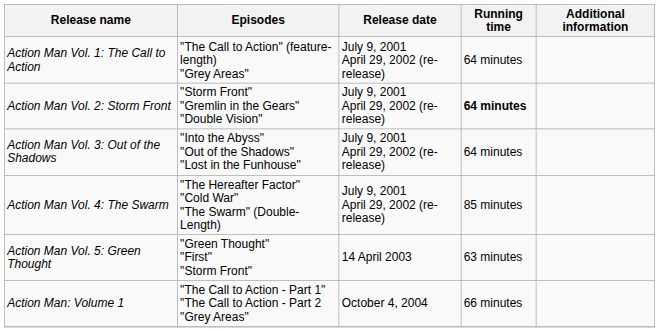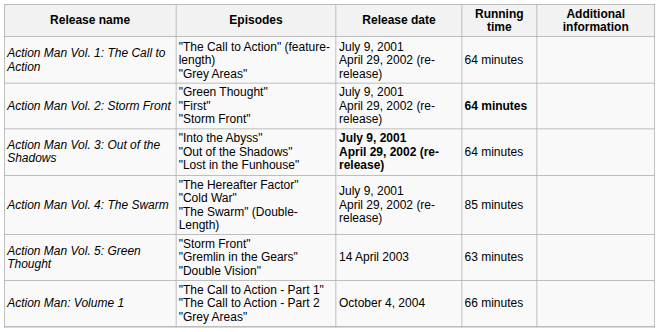(240, 106) "Storm Front" "Gremlin in the Gears" "Double Vision" -> (223, 106) "Green Thought" "First" "Storm Front"
(390, 152) normal -> (389, 152) bold
(225, 257) "Green Thought" "First" "Storm Front" -> (238, 257) "Storm Front" "Gremlin in the Gears" "Double Vision"
